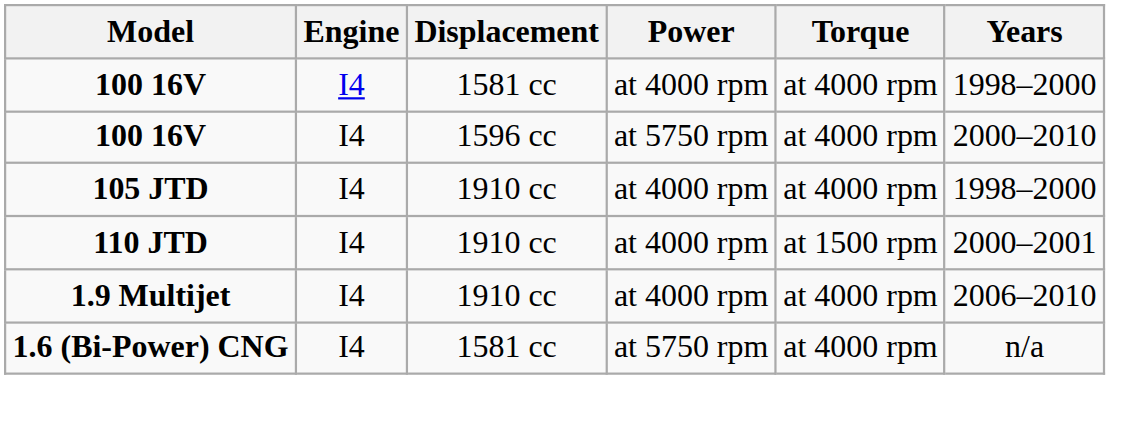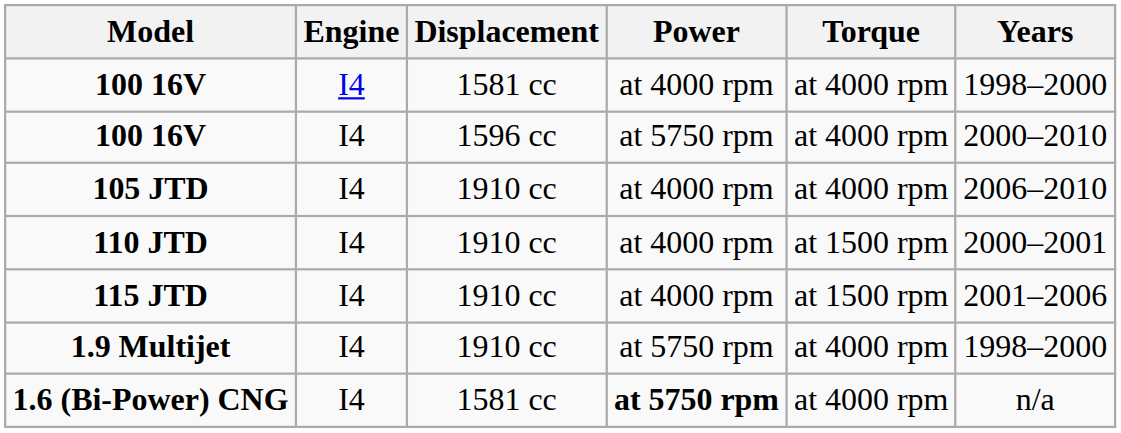(1025, 189) 1998–2000 -> (1035, 189) 2006–2010
+ row: (151, 294)
(691, 294) at 4000 rpm -> (696, 347) at 5750 rpm
(1025, 294) 2006–2010 -> (1035, 347) 1998–2000
(691, 347) normal -> (696, 400) bold
